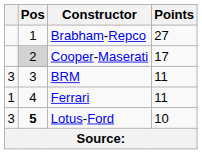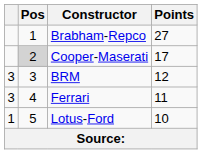(161, 77) 11 -> (161, 77) 12
(11, 98) 1 -> (11, 98) 3
(11, 118) 3 -> (11, 118) 1
(33, 118) bold -> (33, 118) normal
